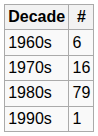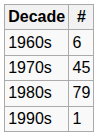(81, 67) 16 -> (81, 67) 45
